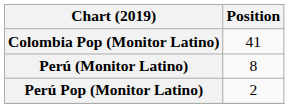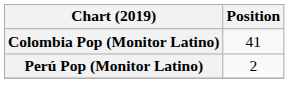- row: (114, 66)
